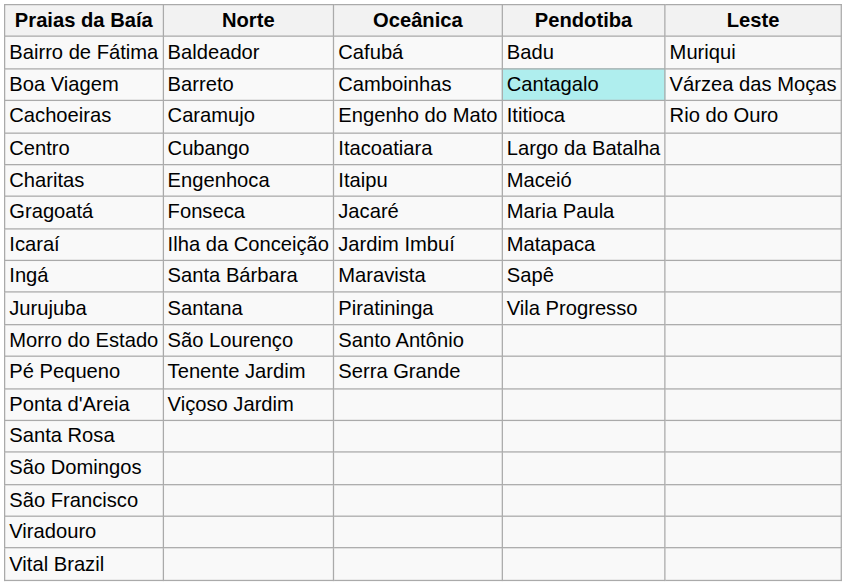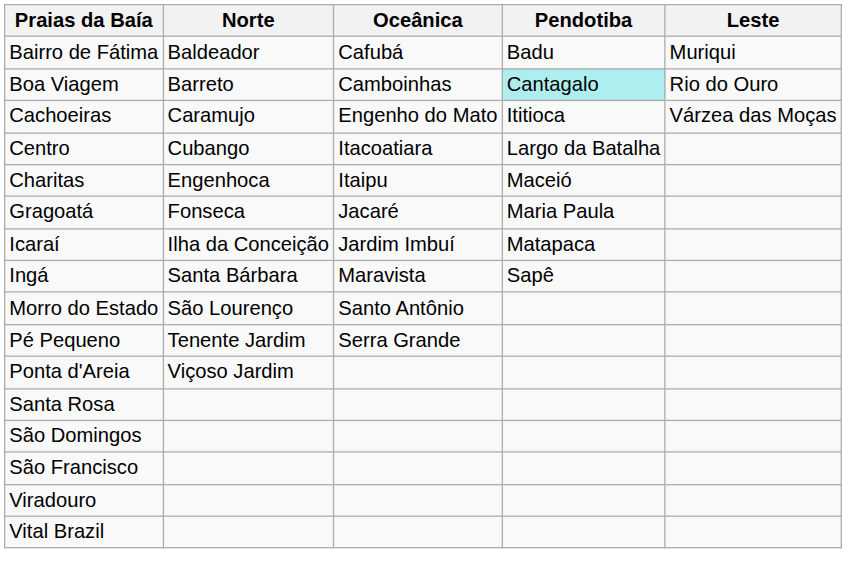(753, 84) Várzea das Moças -> (724, 84) Rio do Ouro
(724, 116) Rio do Ouro -> (753, 116) Várzea das Moças
- row: (48, 308)
